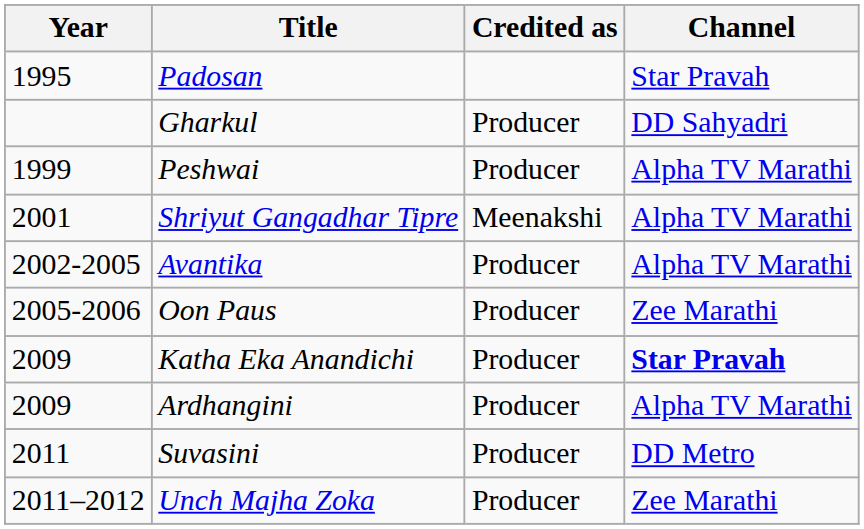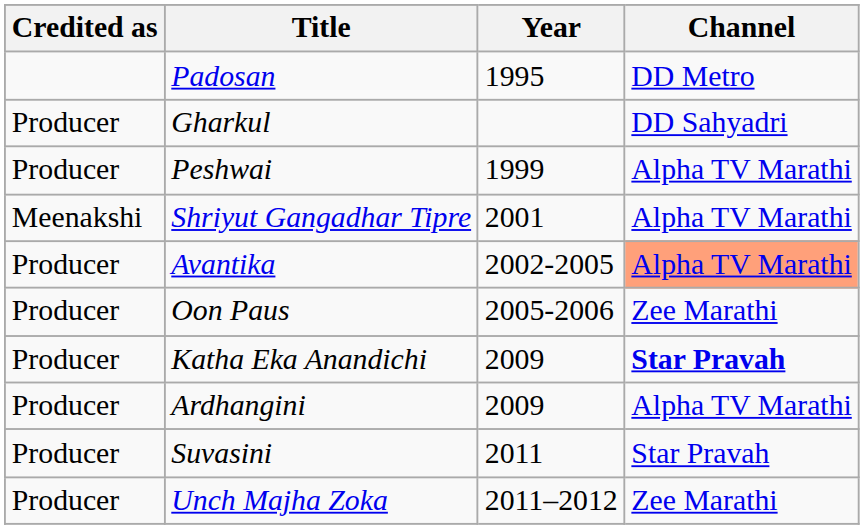columns swapped: (78, 28) <-> (545, 28)
(700, 75) Star Pravah -> (693, 75) DD Metro
(742, 264) no background -> (742, 264) lightsalmon background
(693, 452) DD Metro -> (700, 452) Star Pravah
